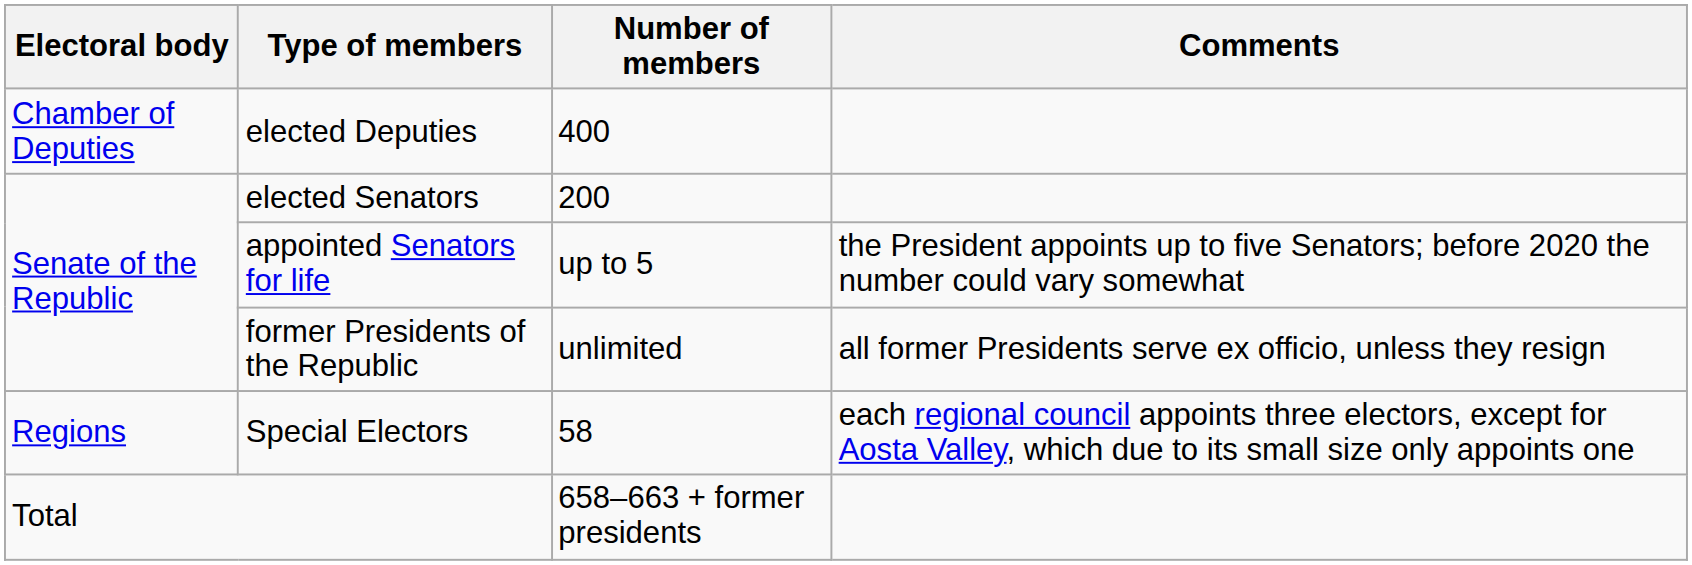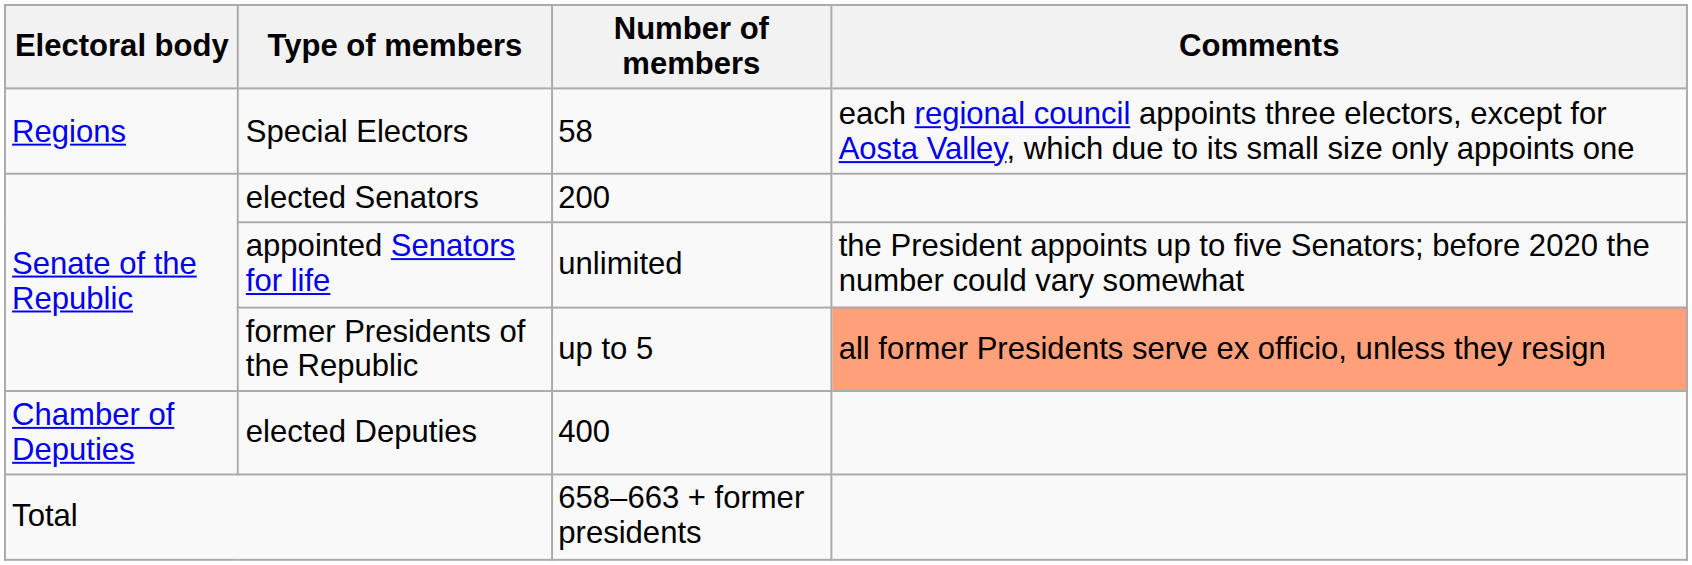rows swapped: (361, 130) <-> (357, 432)
(606, 264) up to 5 -> (620, 264) unlimited
(620, 348) unlimited -> (606, 348) up to 5
(1222, 348) no background -> (1222, 348) lightsalmon background
